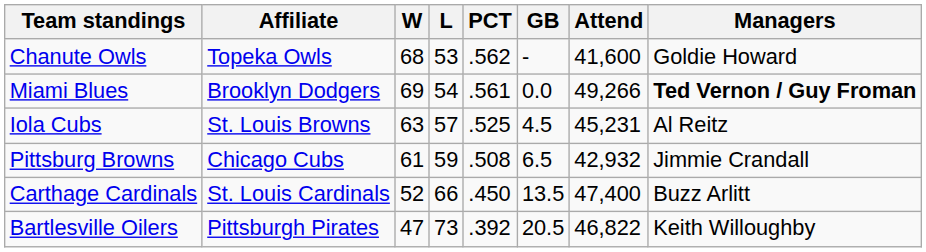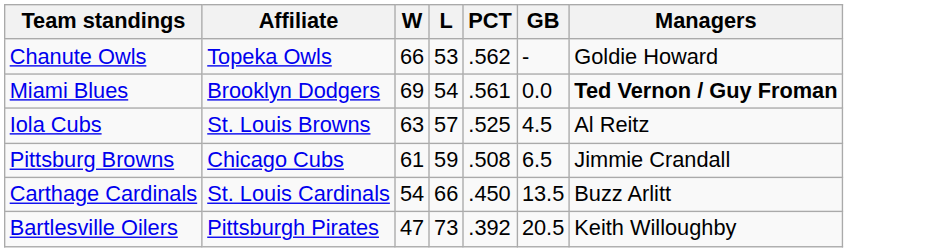- column: (609, 21)
(412, 56) 68 -> (412, 56) 66
(412, 194) 52 -> (412, 194) 54
